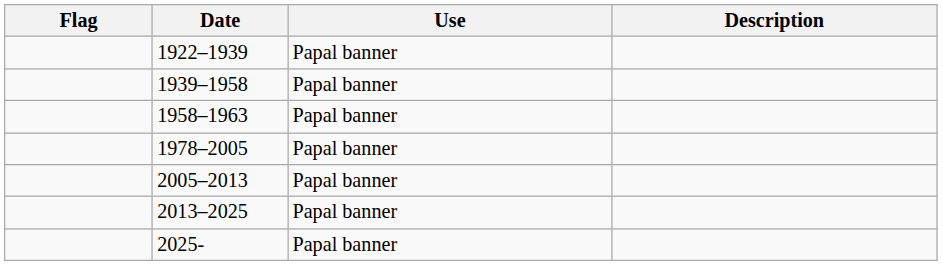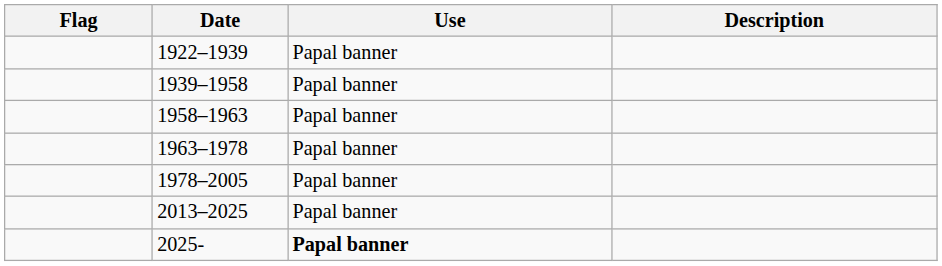+ row: (203, 148)
- row: (203, 180)
(345, 244) normal -> (350, 244) bold
